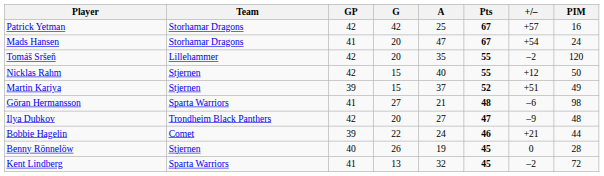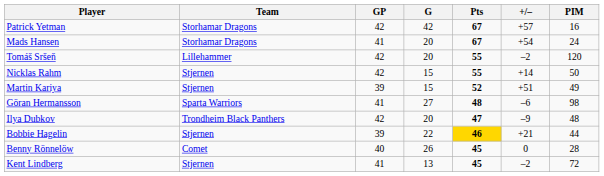- column: (441, 12)
(531, 73) +12 -> (526, 73) +14
(181, 133) Comet -> (198, 133) Stjernen
(486, 133) no background -> (477, 133) gold background
(185, 149) Stjernen -> (195, 149) Comet
(199, 164) Sparta Warriors -> (198, 164) Stjernen
